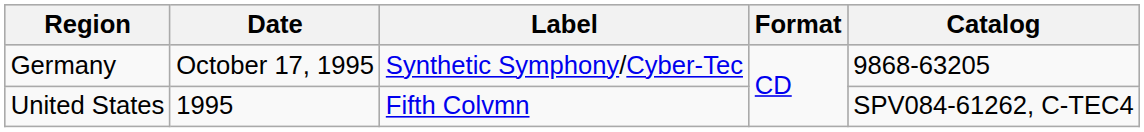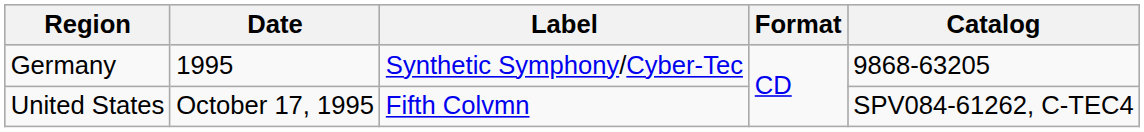(275, 65) October 17, 1995 -> (205, 65) 1995
(205, 106) 1995 -> (275, 106) October 17, 1995
